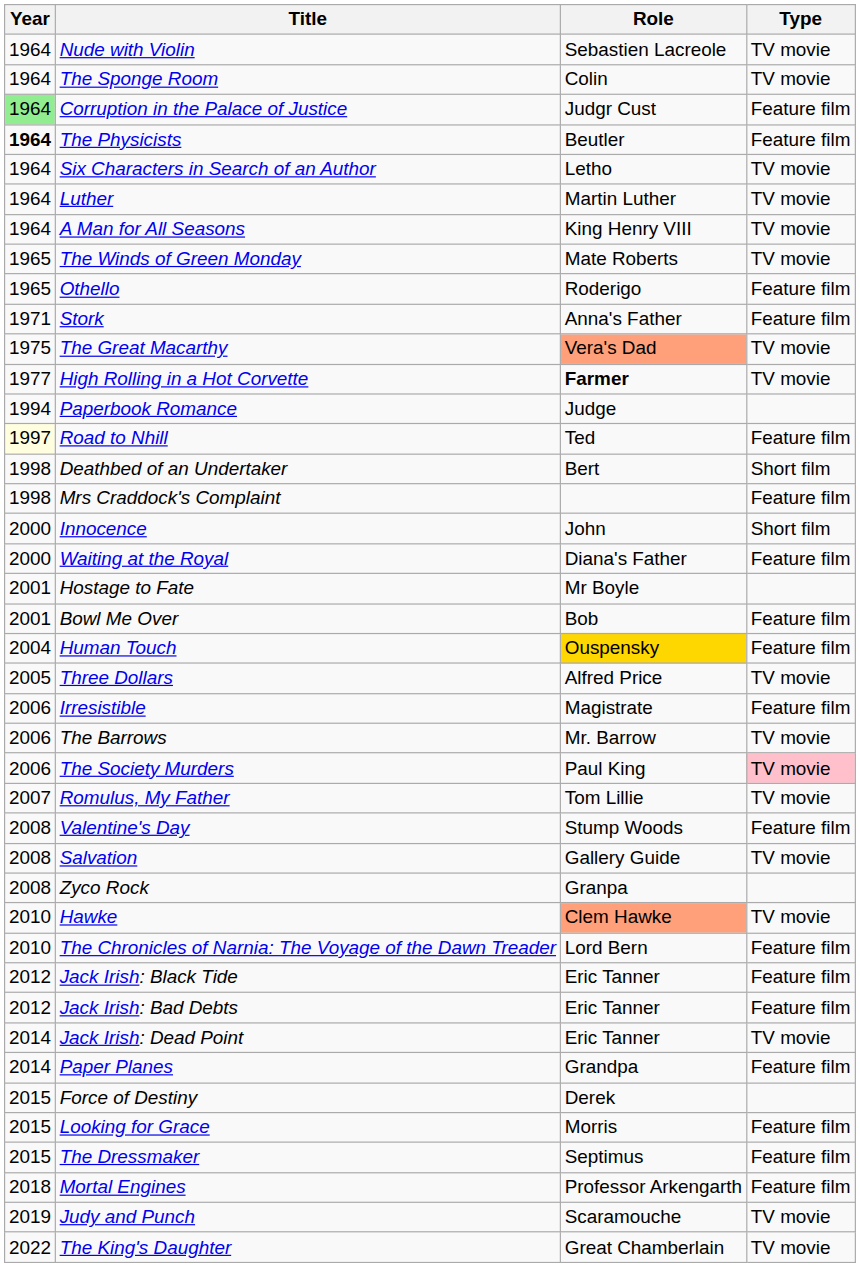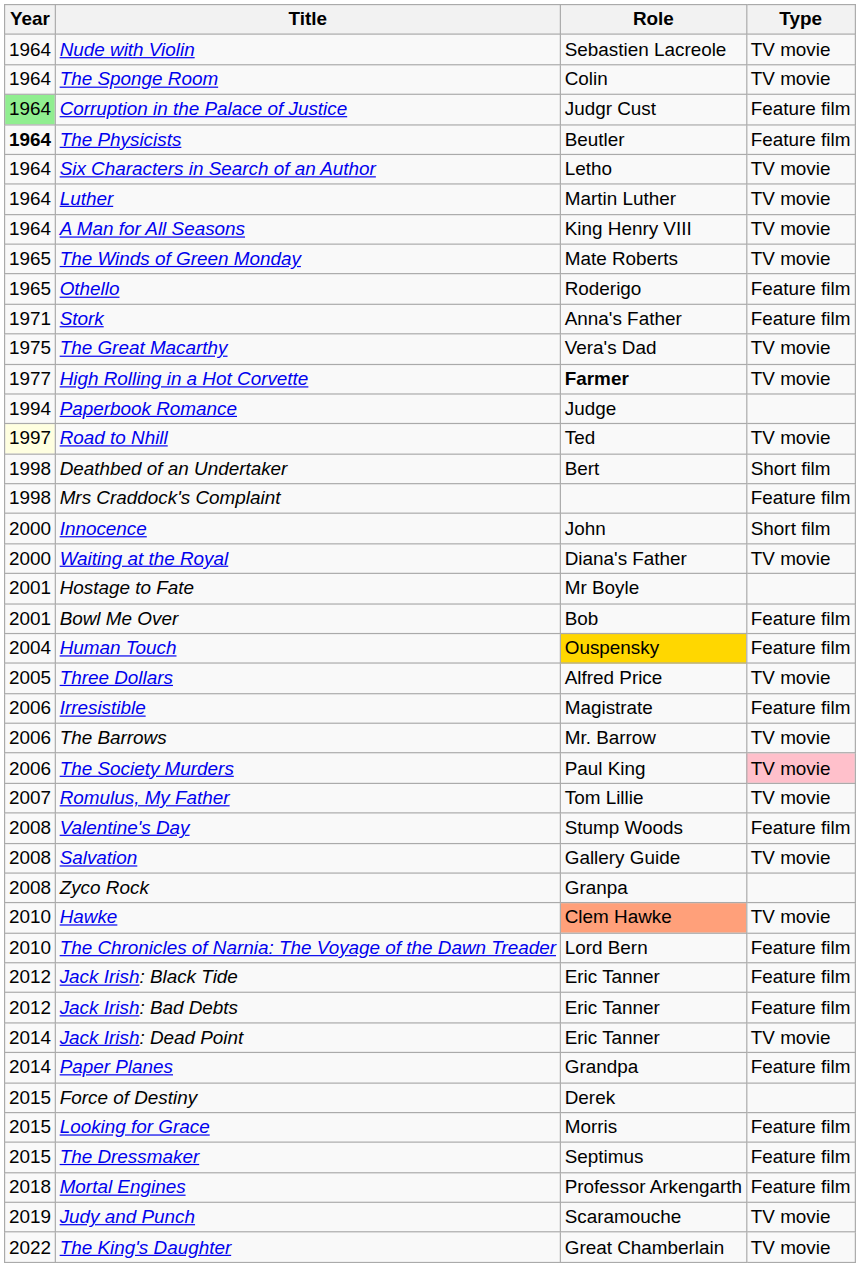(611, 348) lightsalmon background -> (611, 348) no background
(801, 438) Feature film -> (791, 438) TV movie
(801, 558) Feature film -> (791, 558) TV movie
